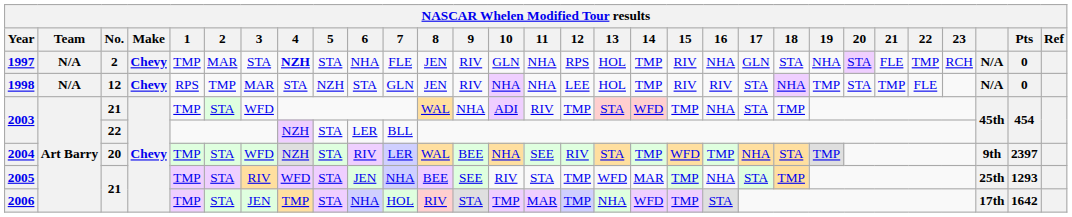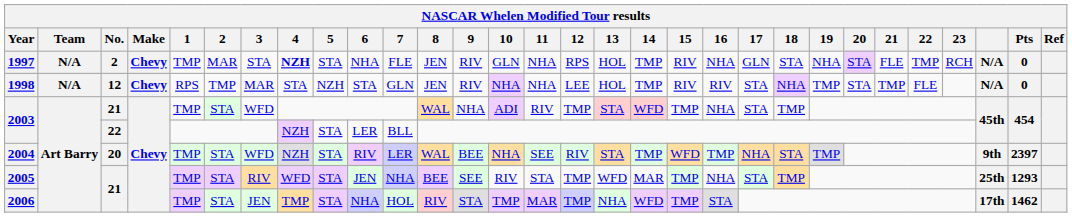(1024, 200) 1642 -> (1024, 200) 1462
